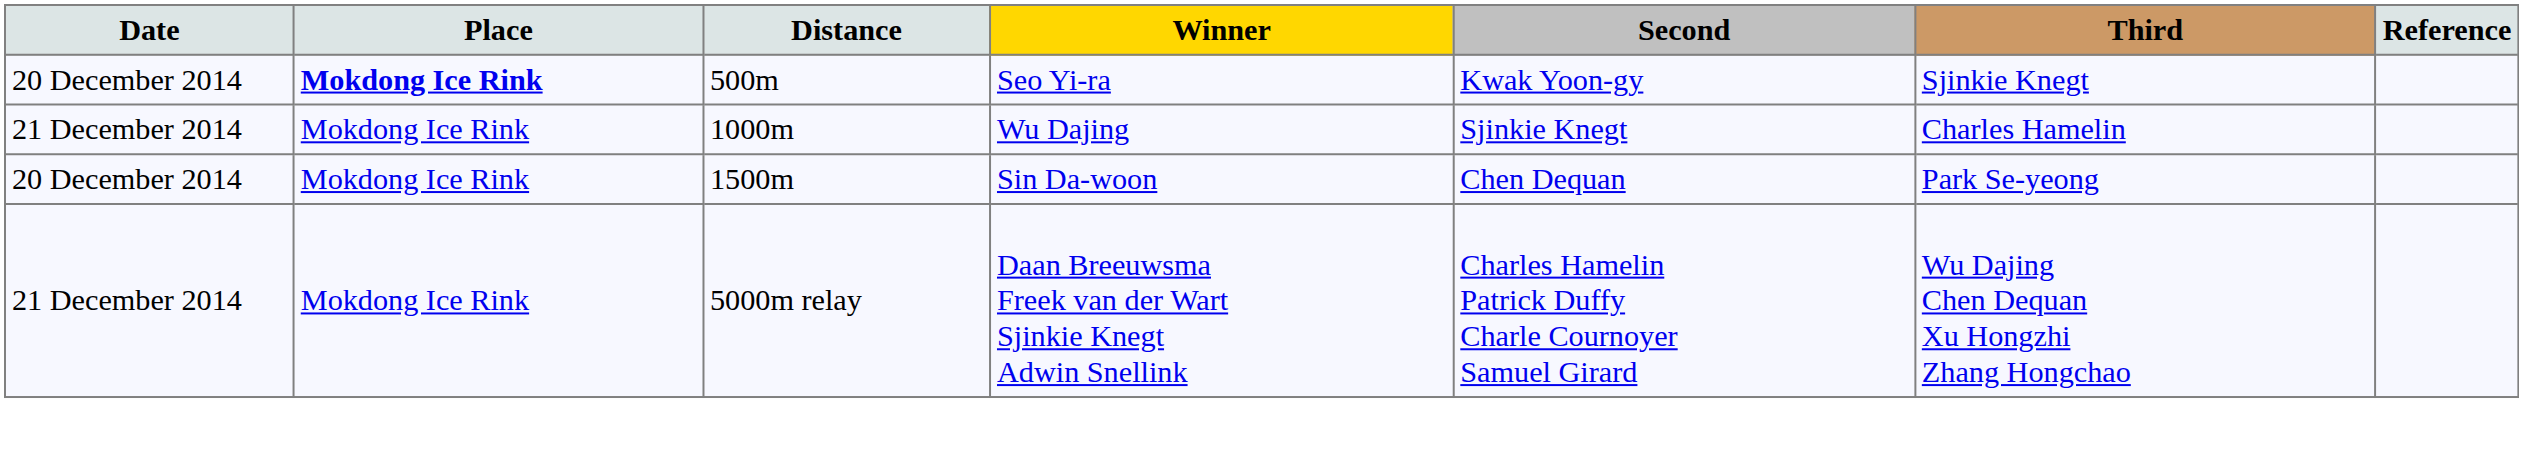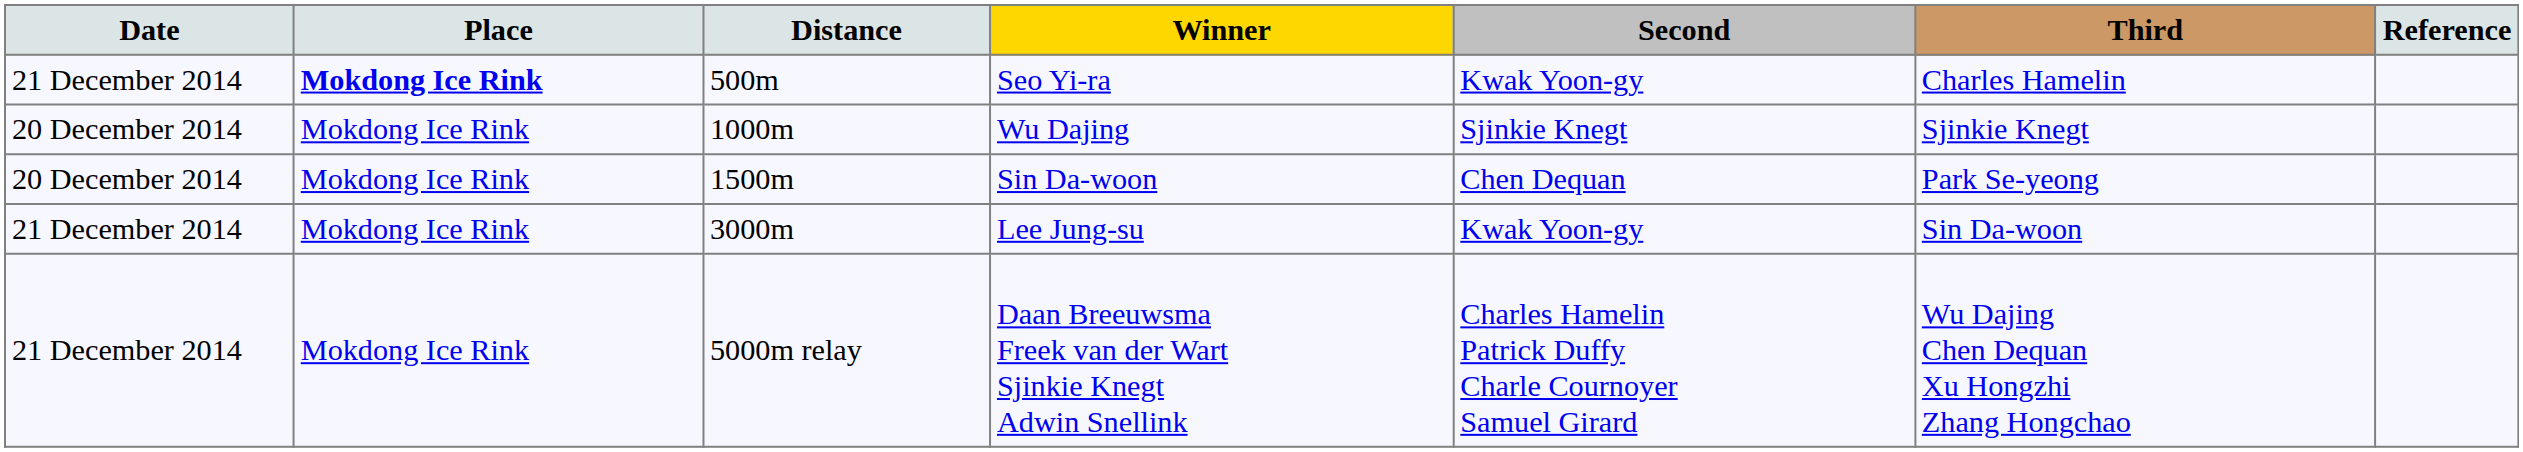(127, 79) 20 December 2014 -> (127, 79) 21 December 2014
(2005, 79) Sjinkie Knegt -> (2024, 79) Charles Hamelin
(127, 128) 21 December 2014 -> (127, 128) 20 December 2014
(2024, 128) Charles Hamelin -> (2005, 128) Sjinkie Knegt
+ row: (1070, 228)
